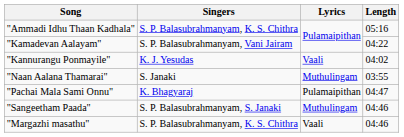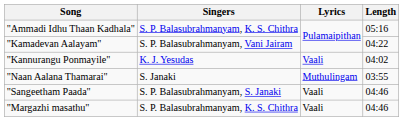- row: (60, 92)
(330, 108) Muthulingam -> (313, 92) Vaali
